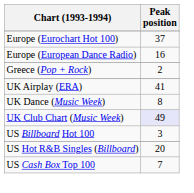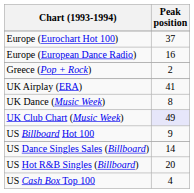(160, 133) 3 -> (170, 133) 9
+ row: (78, 149)
(160, 165) 7 -> (170, 180) 4
